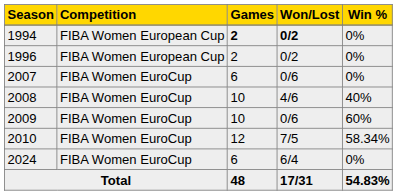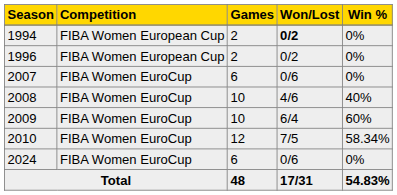(234, 35) bold -> (234, 35) normal
(289, 118) 0/6 -> (289, 118) 6/4
(289, 159) 6/4 -> (289, 159) 0/6
